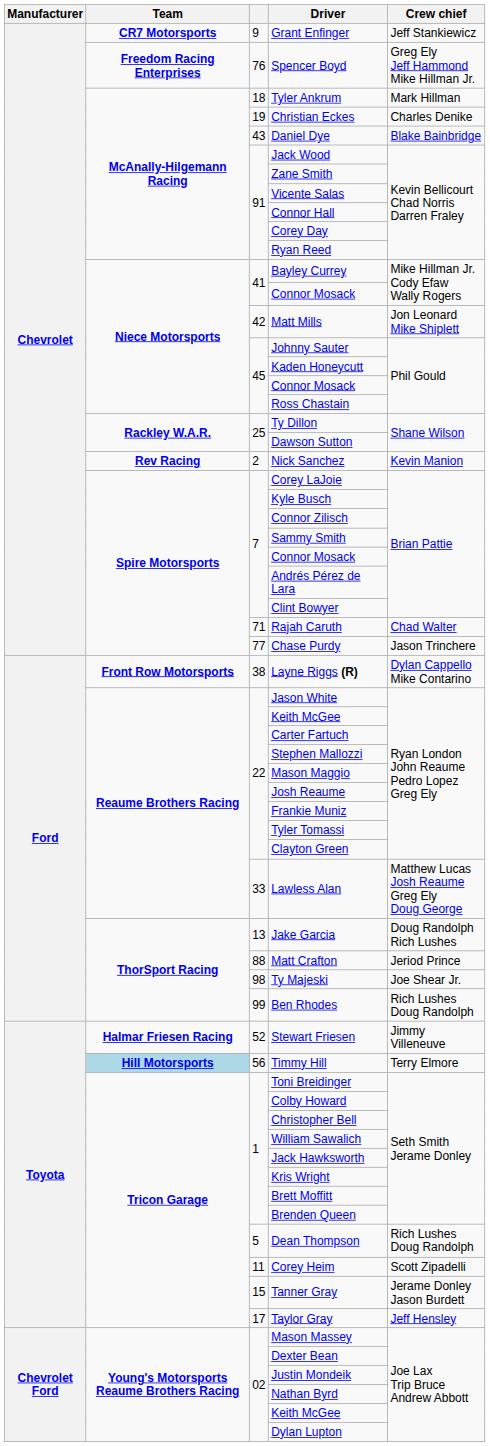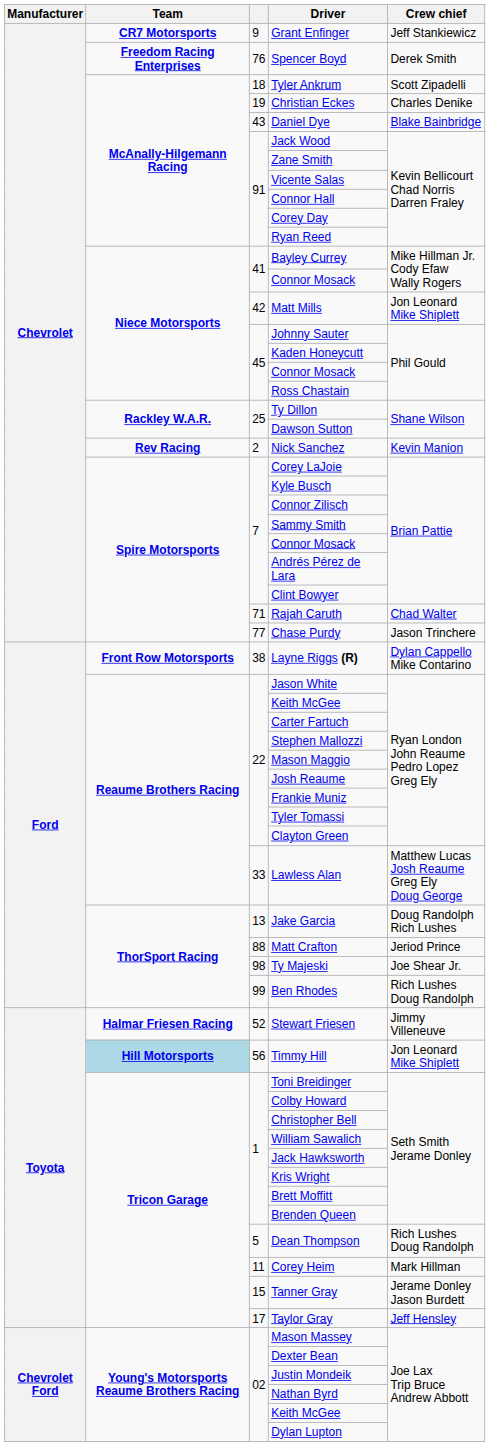(433, 66) Greg Ely Jeff Hammond Mike Hillman Jr. -> (423, 59) Derek Smith
(425, 98) Mark Hillman -> (428, 85) Scott Zipadelli
(424, 1063) Terry Elmore -> (425, 1056) Jon Leonard Mike Shiplett
(428, 1267) Scott Zipadelli -> (425, 1267) Mark Hillman
